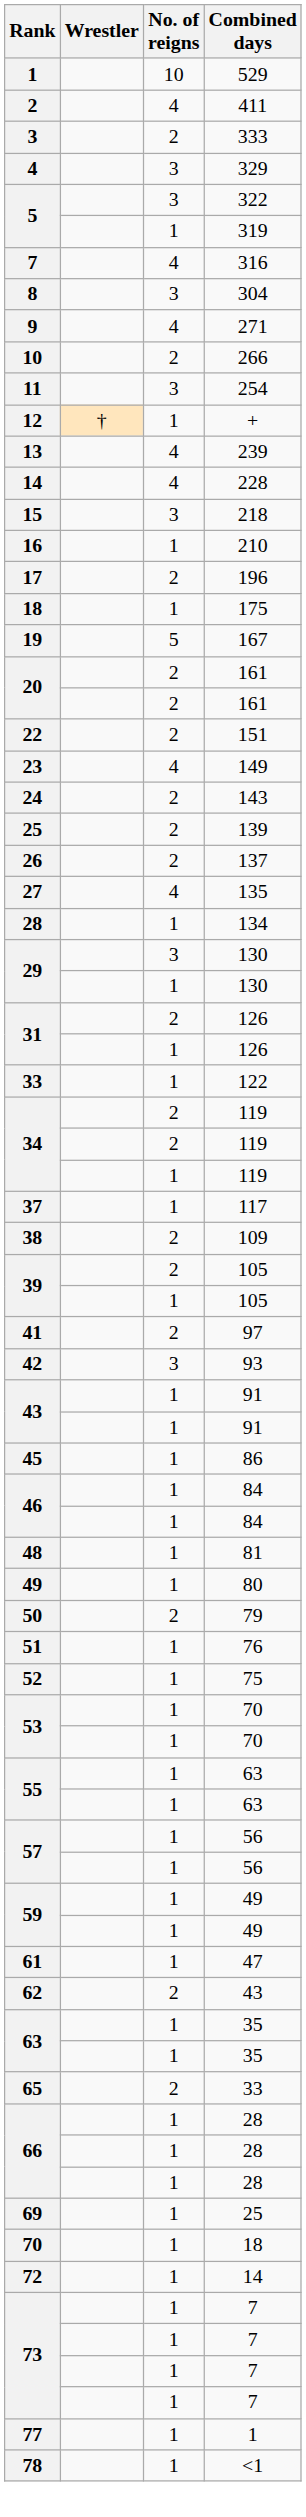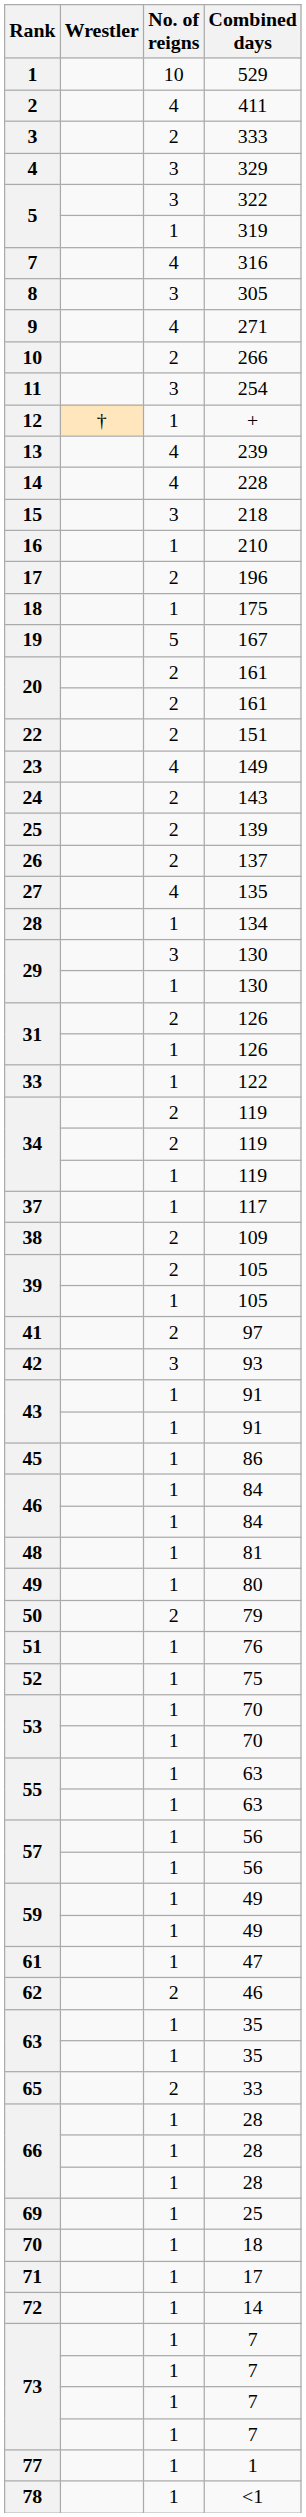(253, 294) 304 -> (253, 294) 305
(253, 1993) 43 -> (253, 1993) 46
+ row: (32, 2276)
